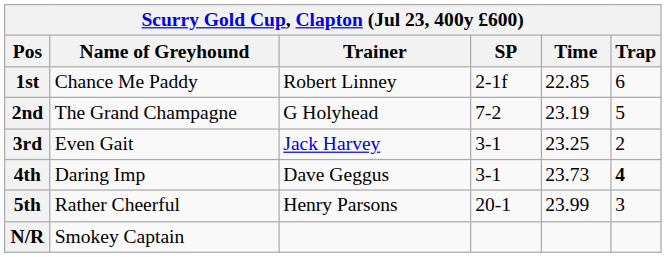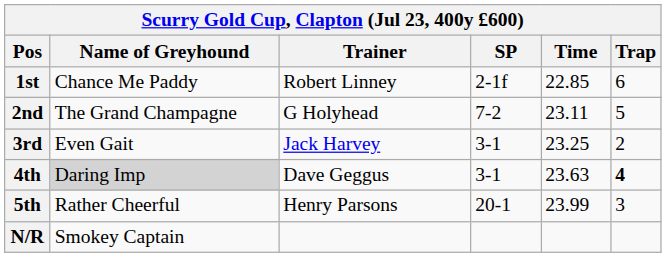(567, 112) 23.19 -> (567, 112) 23.11
(100, 174) no background -> (100, 174) lightgrey background
(567, 174) 23.73 -> (567, 174) 23.63
